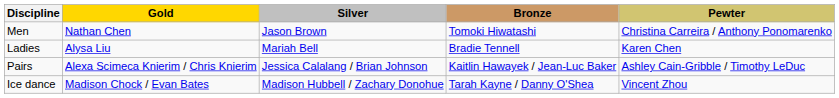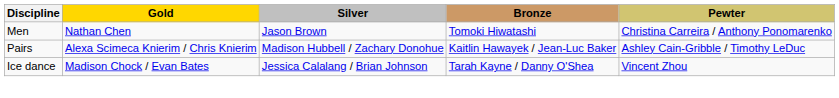- row: (23, 48)
(345, 66) Jessica Calalang / Brian Johnson -> (353, 48) Madison Hubbell / Zachary Donohue
(353, 84) Madison Hubbell / Zachary Donohue -> (345, 66) Jessica Calalang / Brian Johnson
